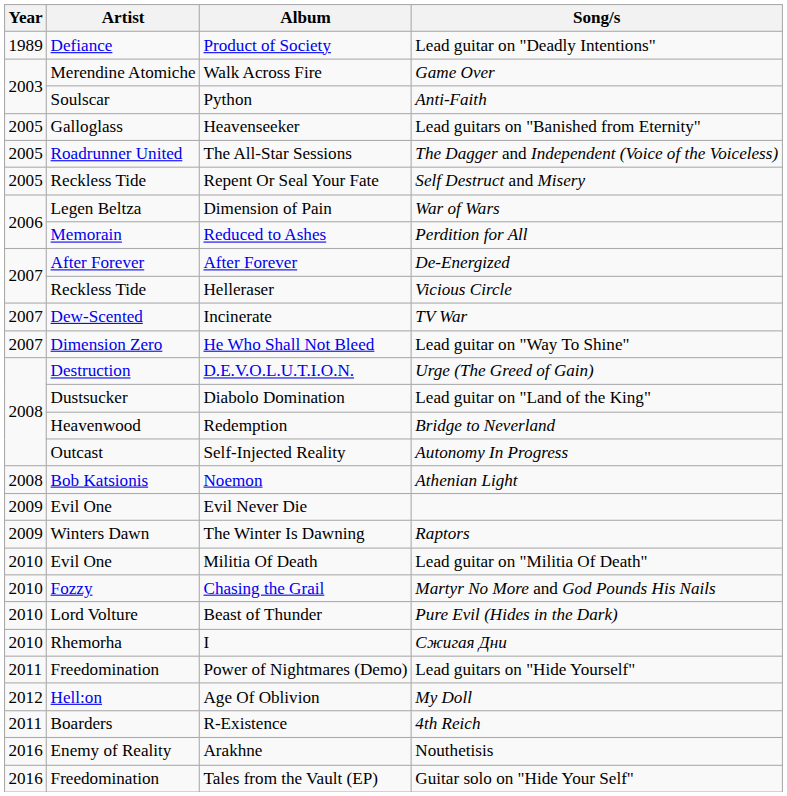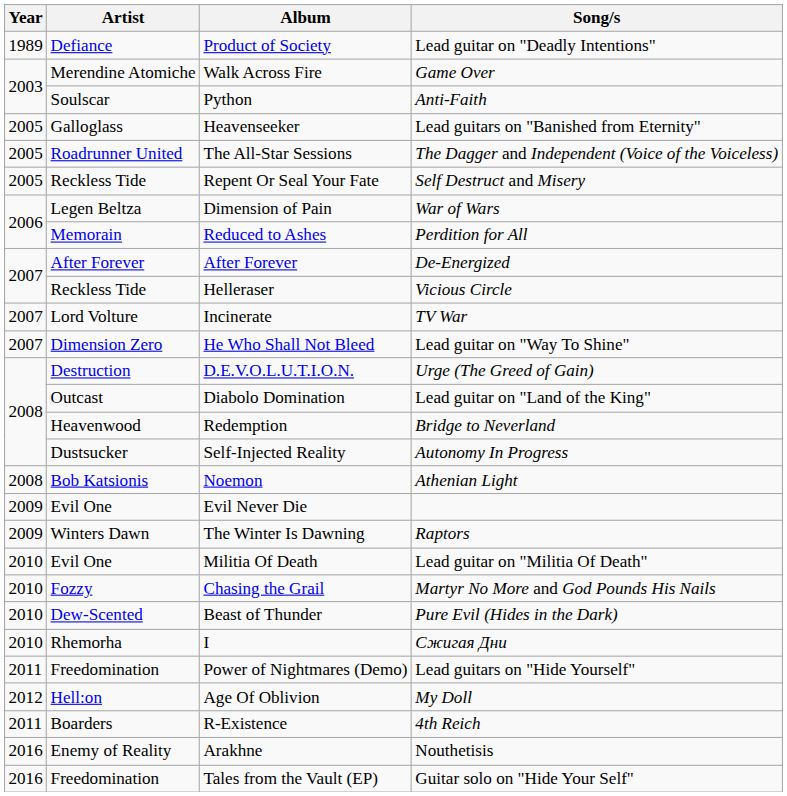(97, 316) Dew-Scented -> (94, 316) Lord Volture
(89, 398) Dustsucker -> (77, 398) Outcast
(77, 452) Outcast -> (89, 452) Dustsucker
(94, 615) Lord Volture -> (97, 615) Dew-Scented
